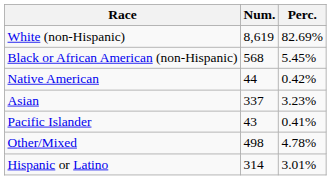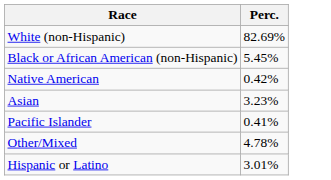- column: (259, 15)
